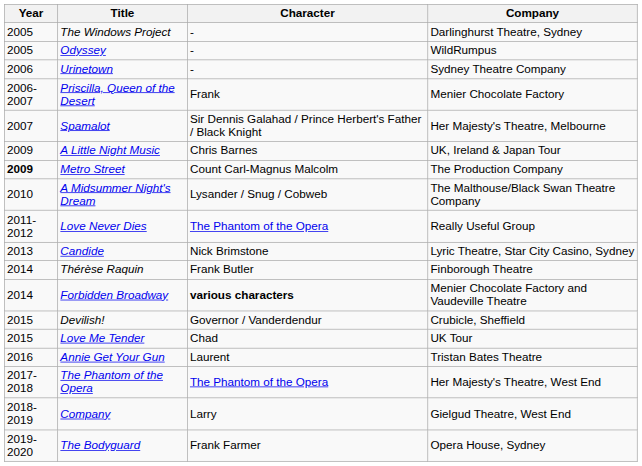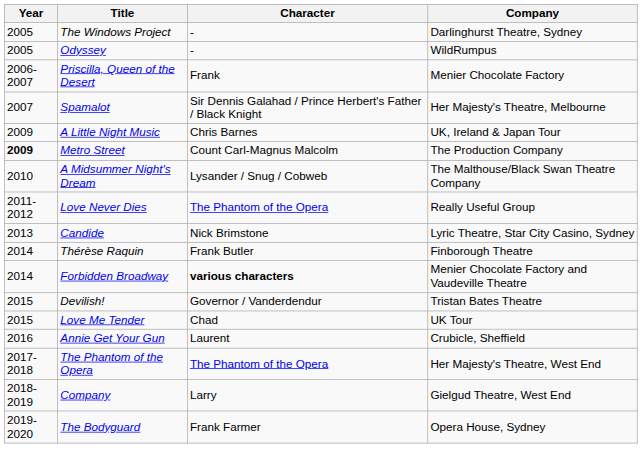- row: (87, 69)
(478, 320) Crubicle, Sheffield -> (486, 301) Tristan Bates Theatre
(486, 357) Tristan Bates Theatre -> (478, 338) Crubicle, Sheffield
